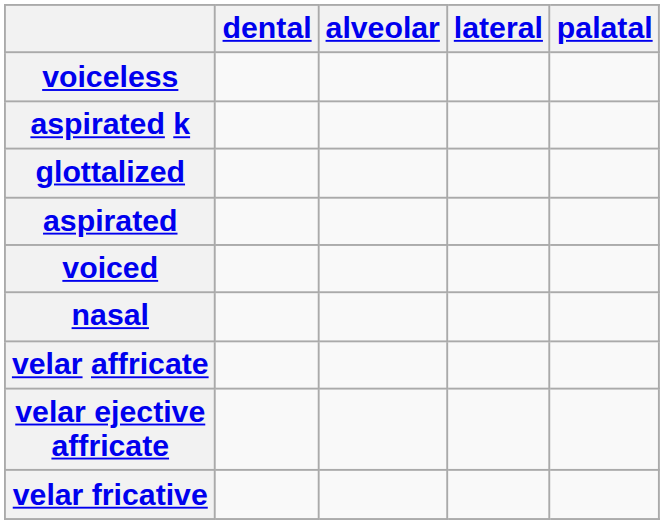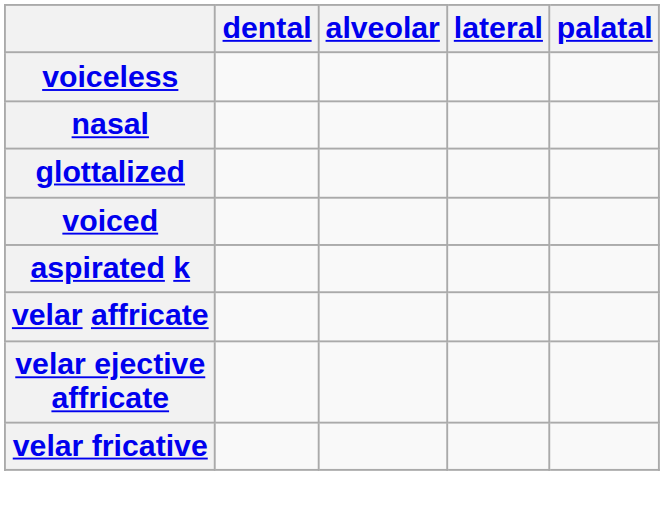rows swapped: (110, 316) <-> (110, 124)
- row: (110, 220)
